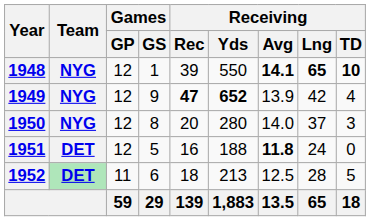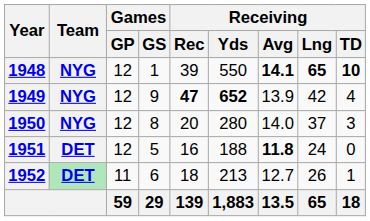(278, 176) 12.5 -> (278, 176) 12.7
(317, 176) 28 -> (317, 176) 26
(351, 176) 5 -> (351, 176) 1
